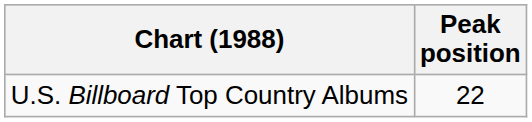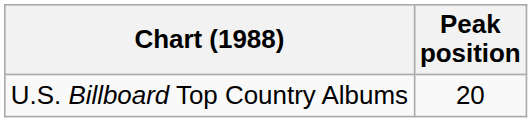(470, 95) 22 -> (470, 95) 20
